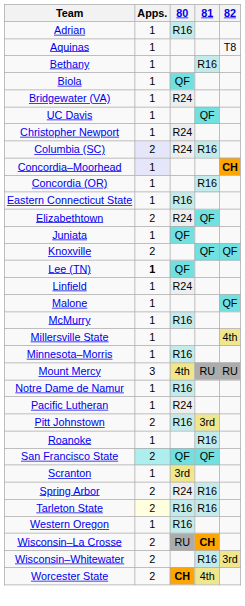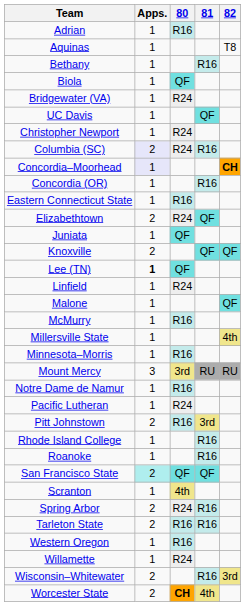(182, 372) 4th -> (182, 372) 3rd
+ row: (70, 440)
(182, 474) 3rd -> (182, 491) 4th
(152, 508) lightyellow background -> (152, 525) no background
+ row: (70, 559)
- row: (70, 542)
